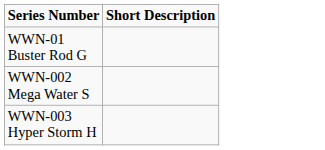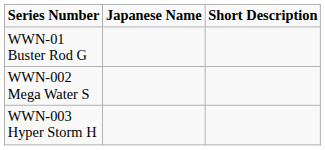+ column: (154, 15)
